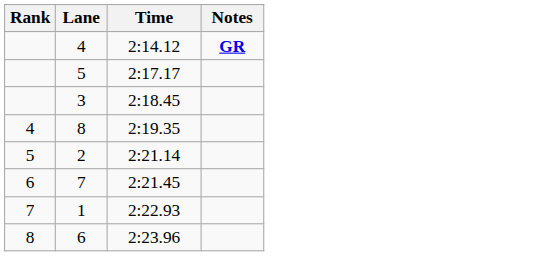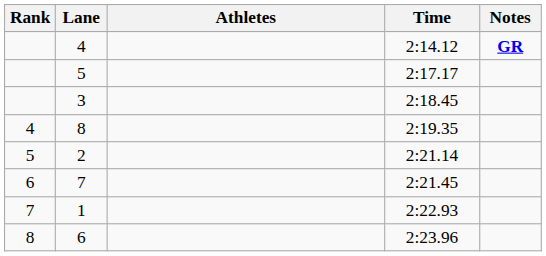+ column: (246, 18)
